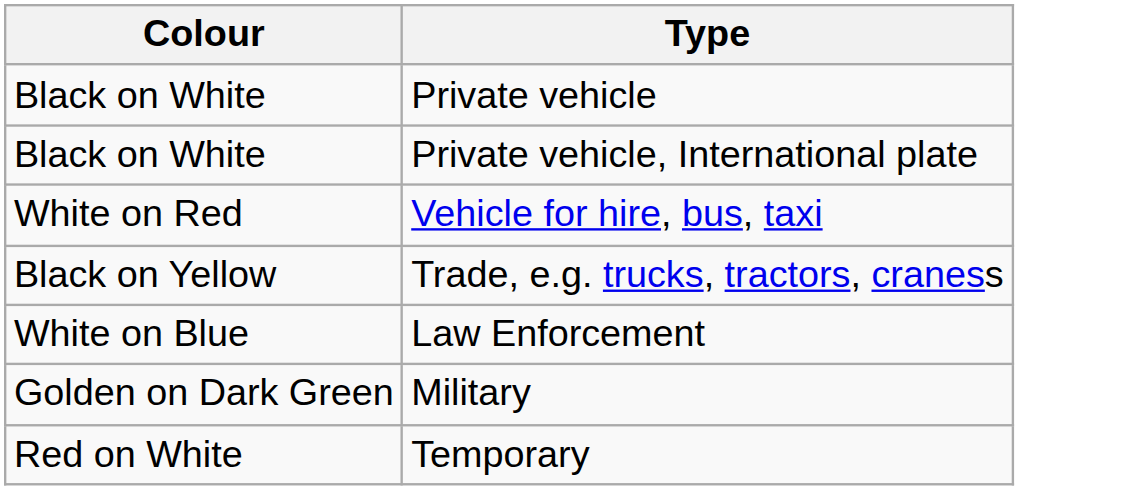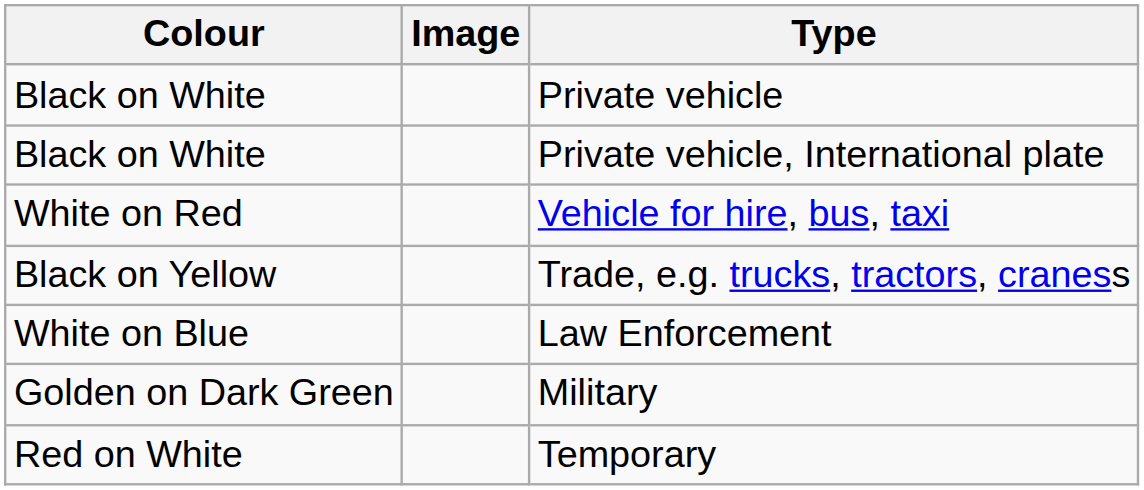+ column: (466, 34)
